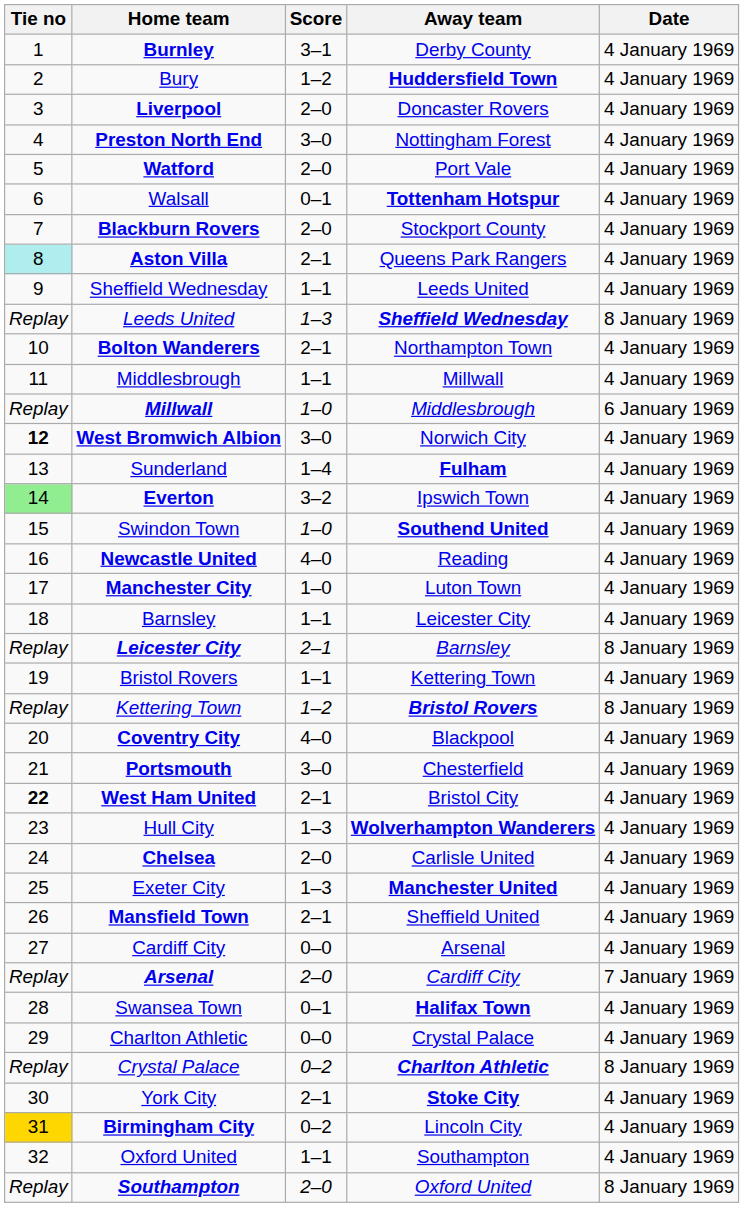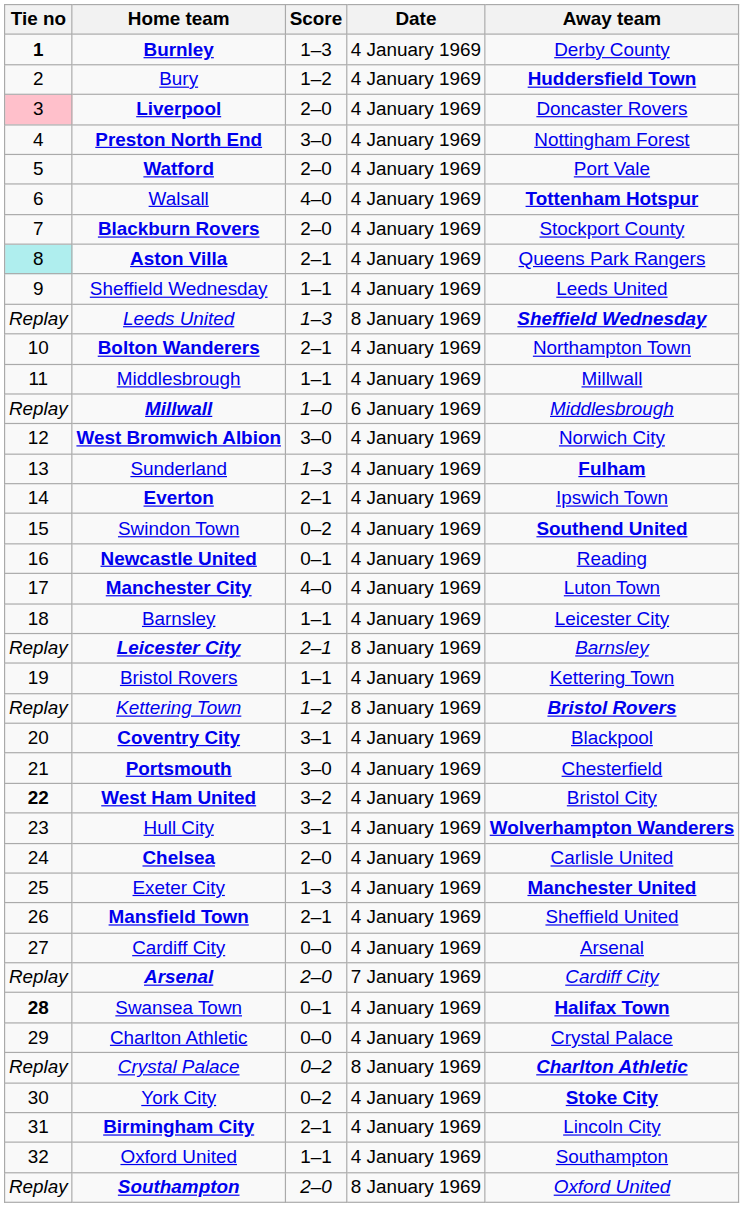columns swapped: (473, 19) <-> (669, 19)
(38, 49) normal -> (38, 49) bold
(316, 49) 3–1 -> (316, 49) 1–3
(38, 109) no background -> (38, 109) pink background
(316, 199) 0–1 -> (316, 199) 4–0
(38, 438) bold -> (38, 438) normal
(316, 468) 1–4 -> (316, 468) 1–3
(38, 498) lightgreen background -> (38, 498) no background
(316, 498) 3–2 -> (316, 498) 2–1
(316, 528) 1–0 -> (316, 528) 0–2
(316, 558) 4–0 -> (316, 558) 0–1
(316, 588) 1–0 -> (316, 588) 4–0
(316, 738) 4–0 -> (316, 738) 3–1
(316, 797) 2–1 -> (316, 797) 3–2
(316, 827) 1–3 -> (316, 827) 3–1
(38, 1007) normal -> (38, 1007) bold
(316, 1097) 2–1 -> (316, 1097) 0–2
(38, 1127) gold background -> (38, 1127) no background
(316, 1127) 0–2 -> (316, 1127) 2–1
